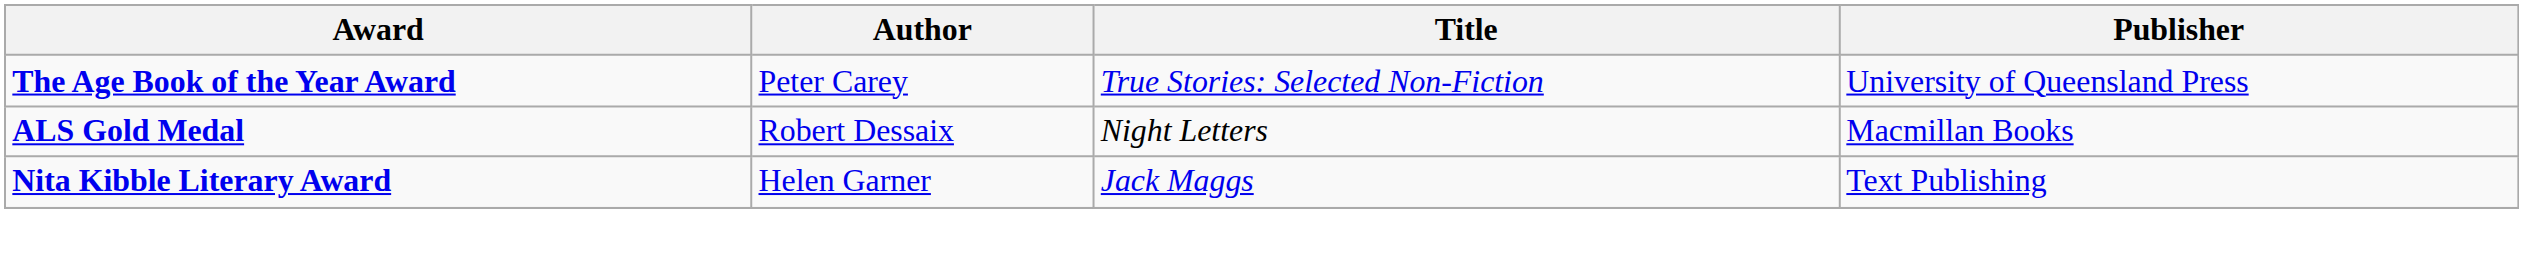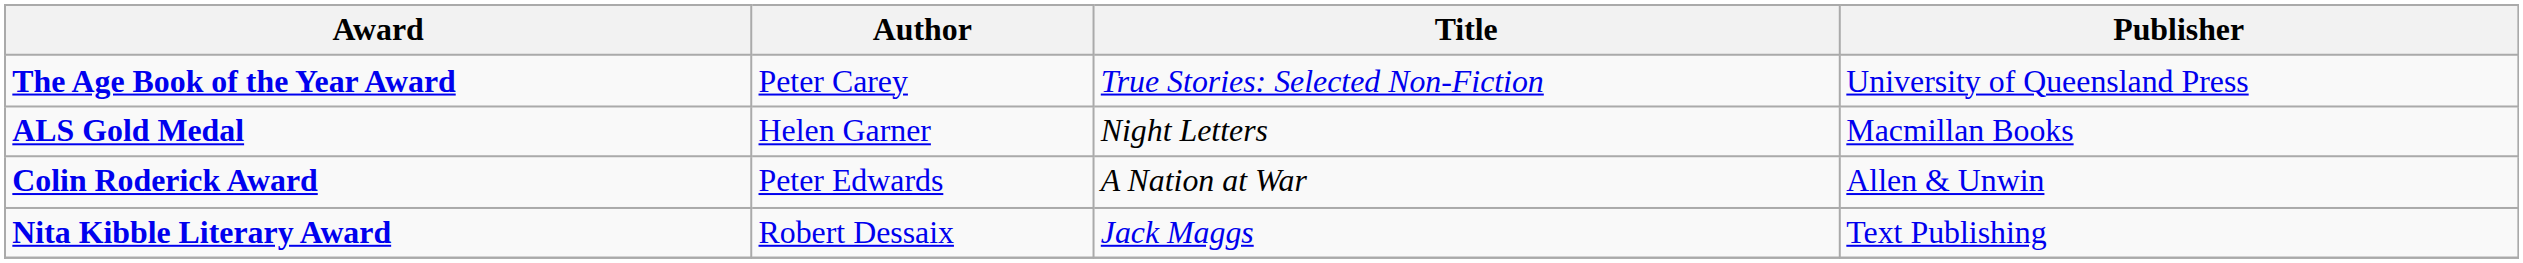(856, 130) Robert Dessaix -> (845, 130) Helen Garner
+ row: (165, 181)
(845, 181) Helen Garner -> (856, 231) Robert Dessaix
